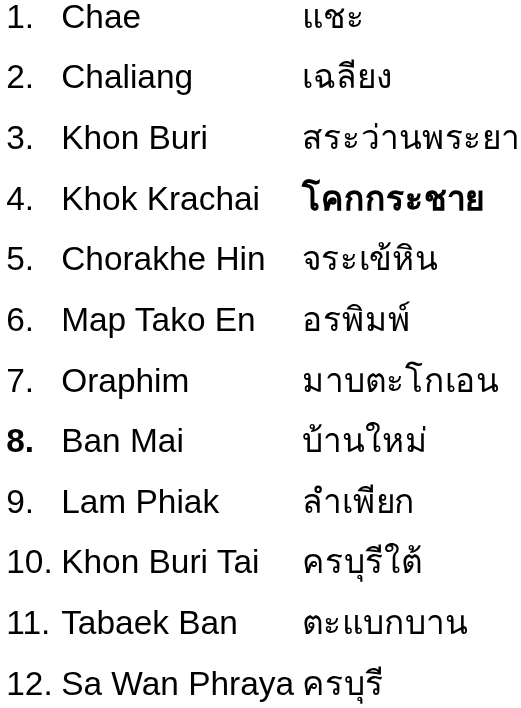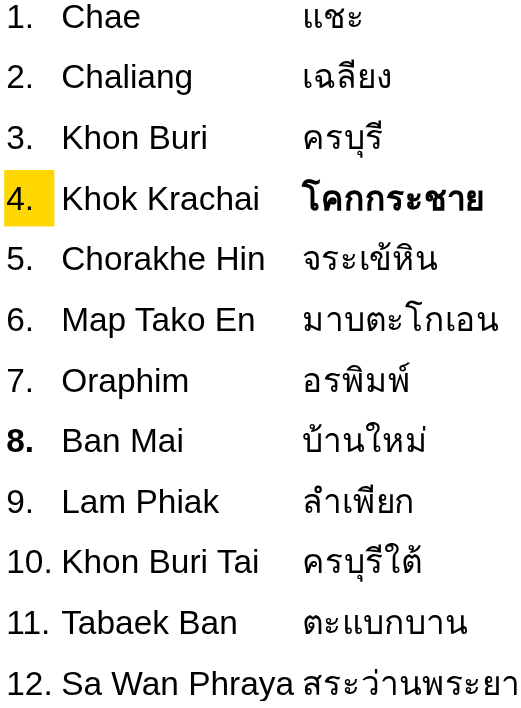(411, 138) สระว่านพระยา -> (343, 138) ครบุรี
(20, 197) no background -> (20, 197) gold background
(357, 319) อรพิมพ์ -> (401, 319) มาบตะโกเอน
(401, 380) มาบตะโกเอน -> (357, 380) อรพิมพ์
(343, 683) ครบุรี -> (411, 683) สระว่านพระยา
